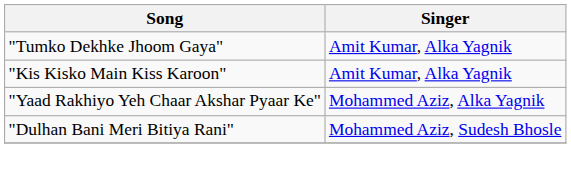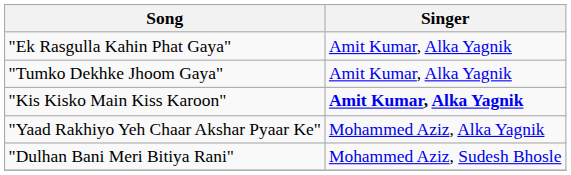+ row: (120, 45)
(420, 73) normal -> (426, 101) bold
